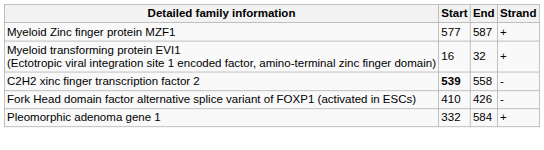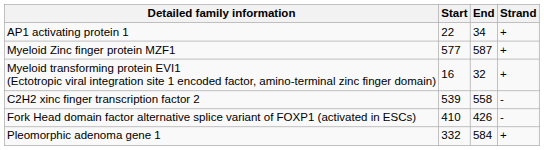+ row: (68, 31)
(451, 81) bold -> (451, 99) normal
